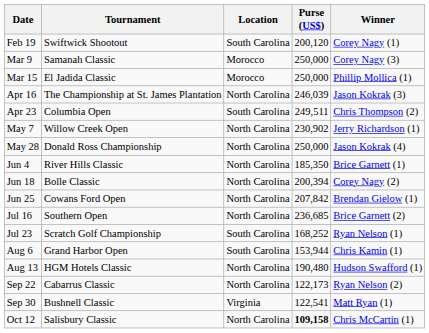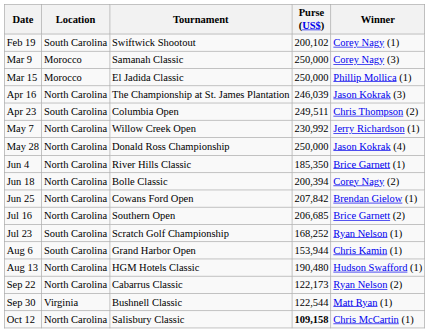columns swapped: (133, 19) <-> (258, 19)
(311, 43) 200,120 -> (311, 43) 200,102
(311, 129) 230,902 -> (311, 129) 230,992
(311, 215) 236,685 -> (311, 215) 206,685
(311, 302) 122,541 -> (311, 302) 122,544
